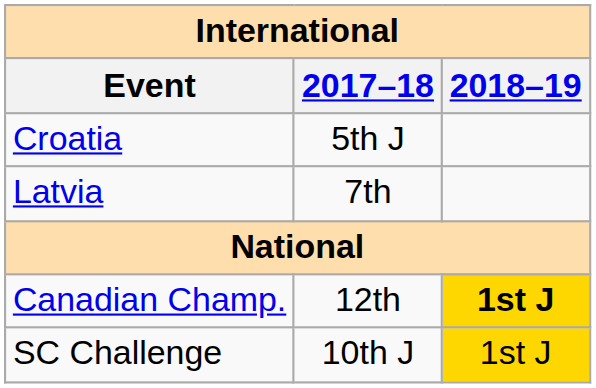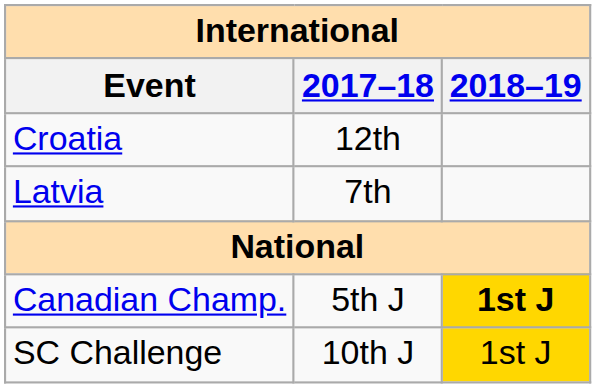(368, 138) 5th J -> (368, 138) 12th
(368, 300) 12th -> (368, 300) 5th J
